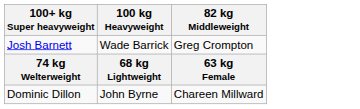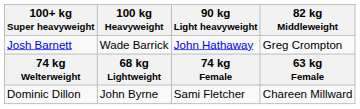+ column: (216, 20)
